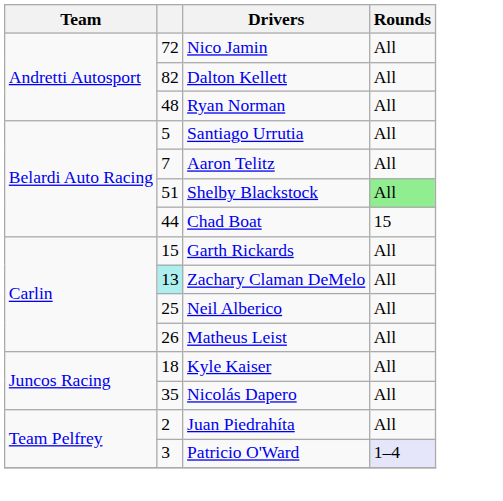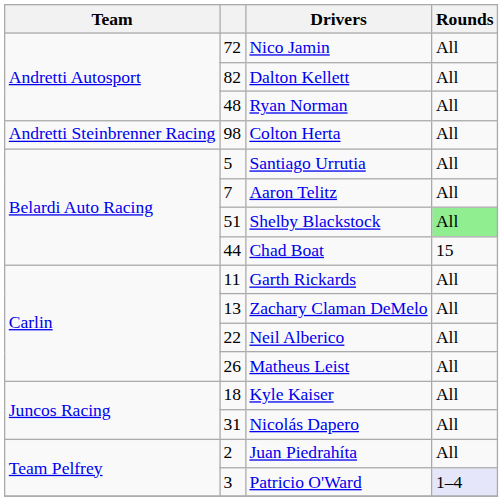+ row: (295, 134)
(170, 250) 15 -> (232, 279) 11
(170, 279) paleturquoise background -> (232, 308) no background
(170, 308) 25 -> (232, 336) 22
(170, 394) 35 -> (232, 423) 31
